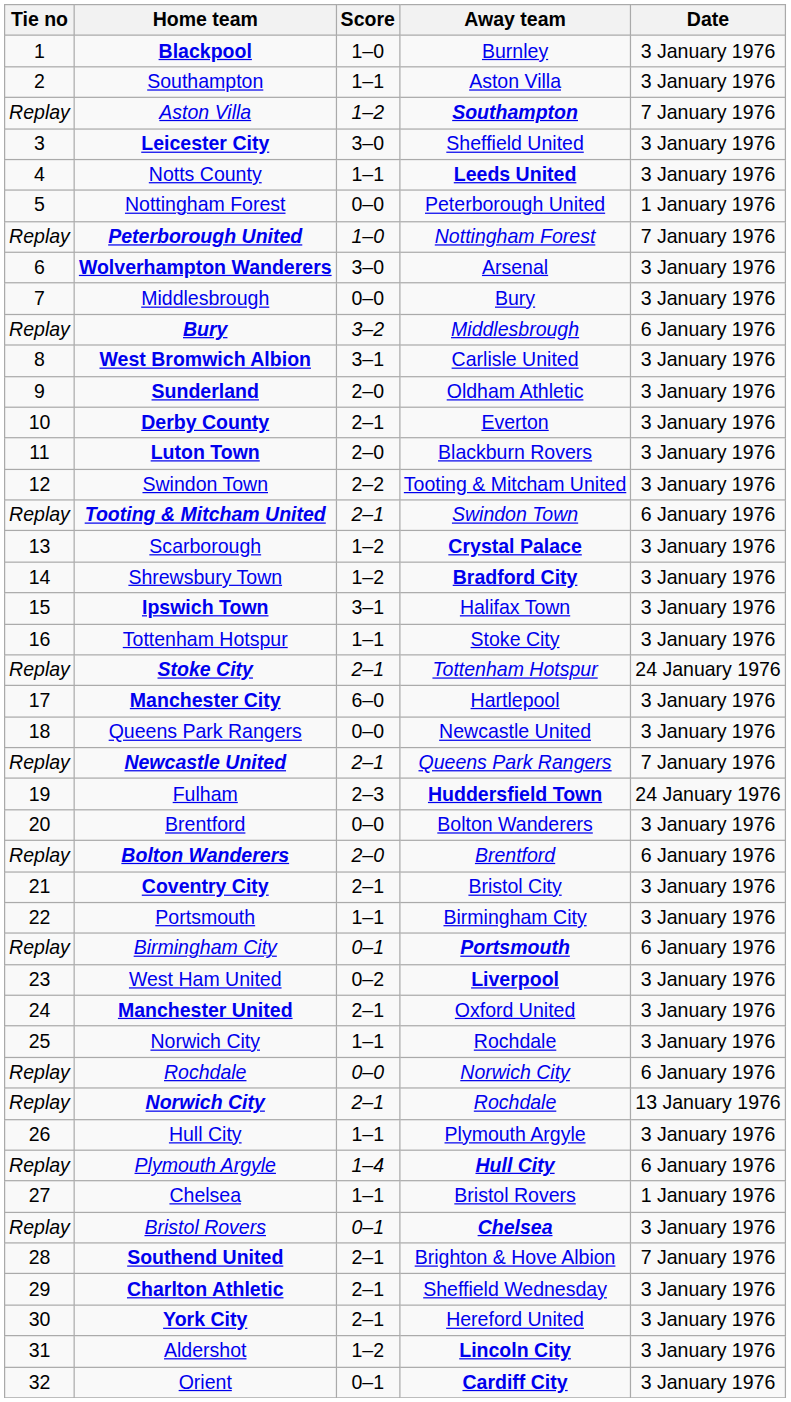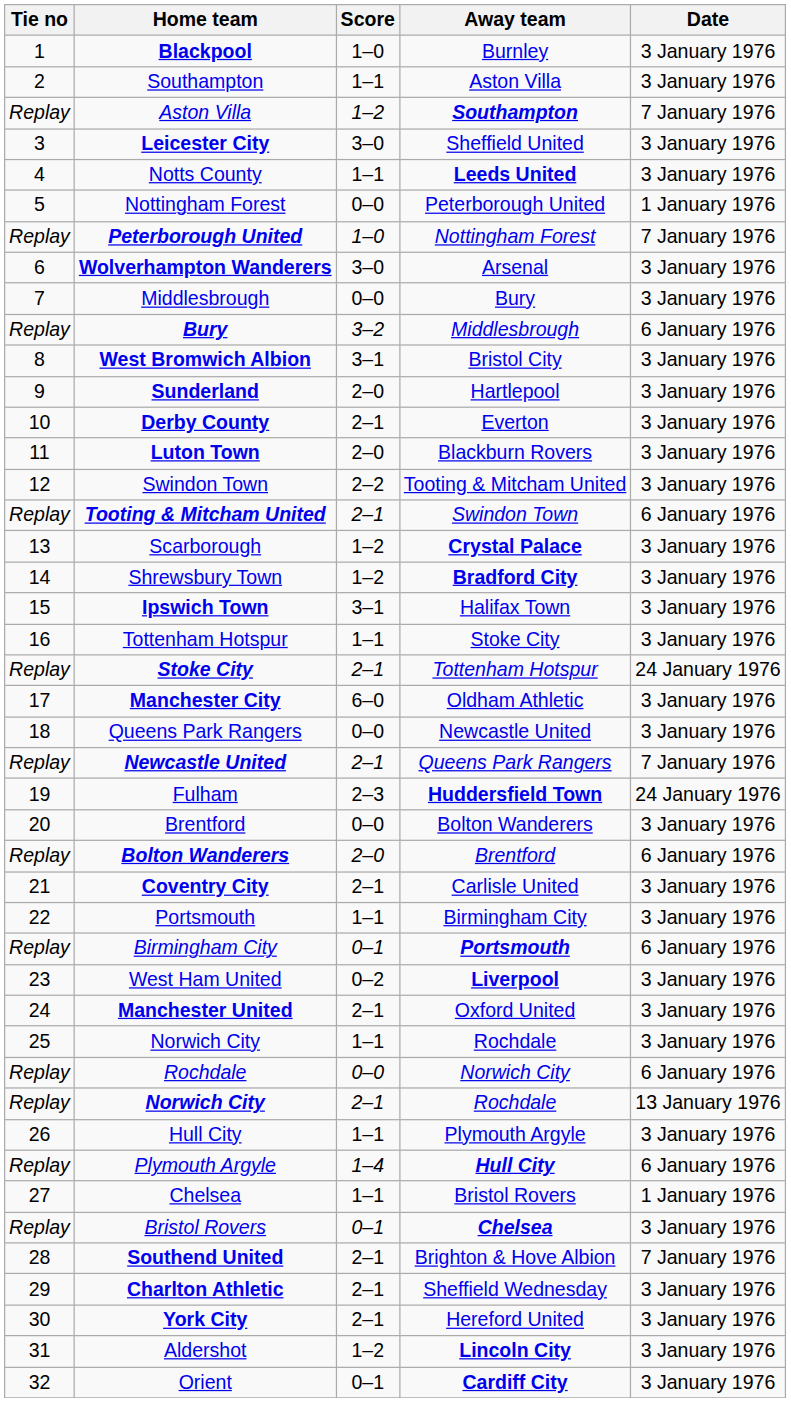(515, 360) Carlisle United -> (515, 360) Bristol City
(515, 391) Oldham Athletic -> (515, 391) Hartlepool
(515, 701) Hartlepool -> (515, 701) Oldham Athletic
(515, 886) Bristol City -> (515, 886) Carlisle United
